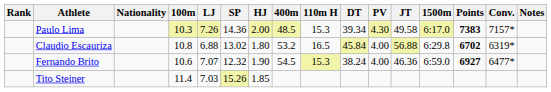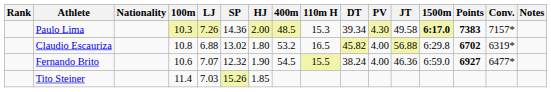(437, 29) normal -> (437, 29) bold
(354, 45) 45.84 -> (354, 45) 45.82
(321, 62) 15.3 -> (321, 62) 15.5
